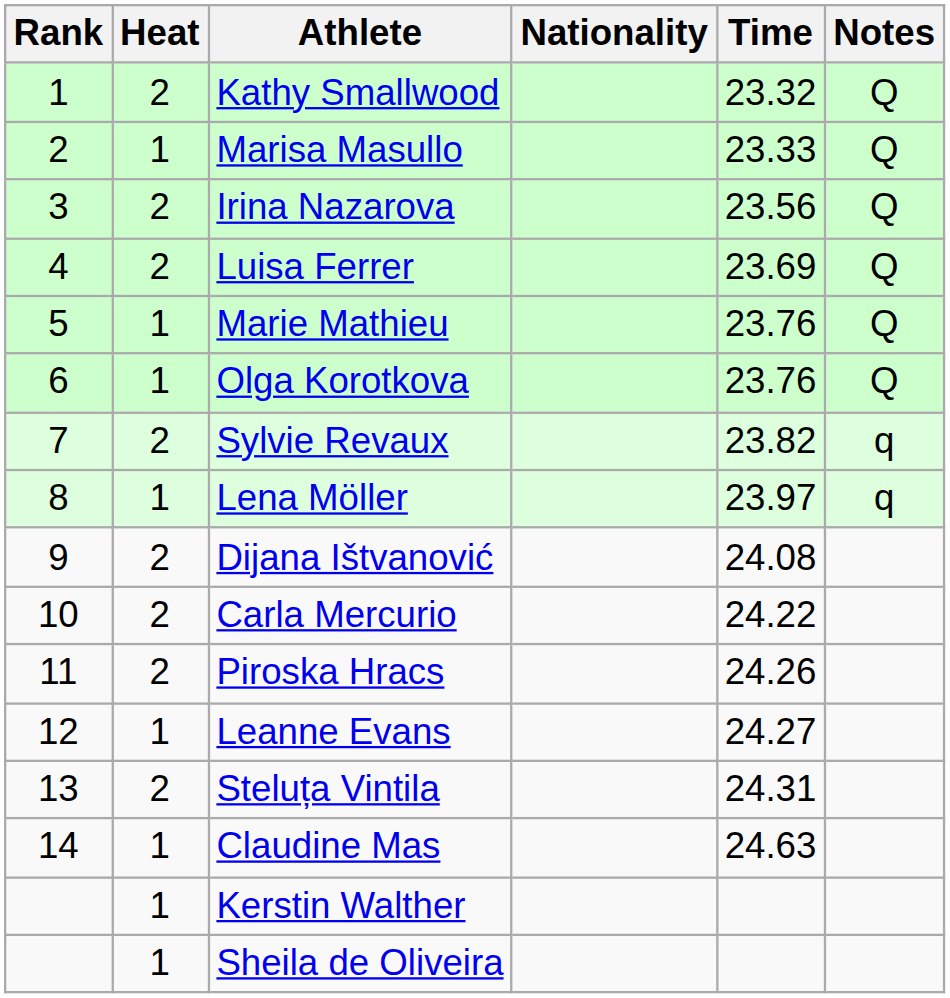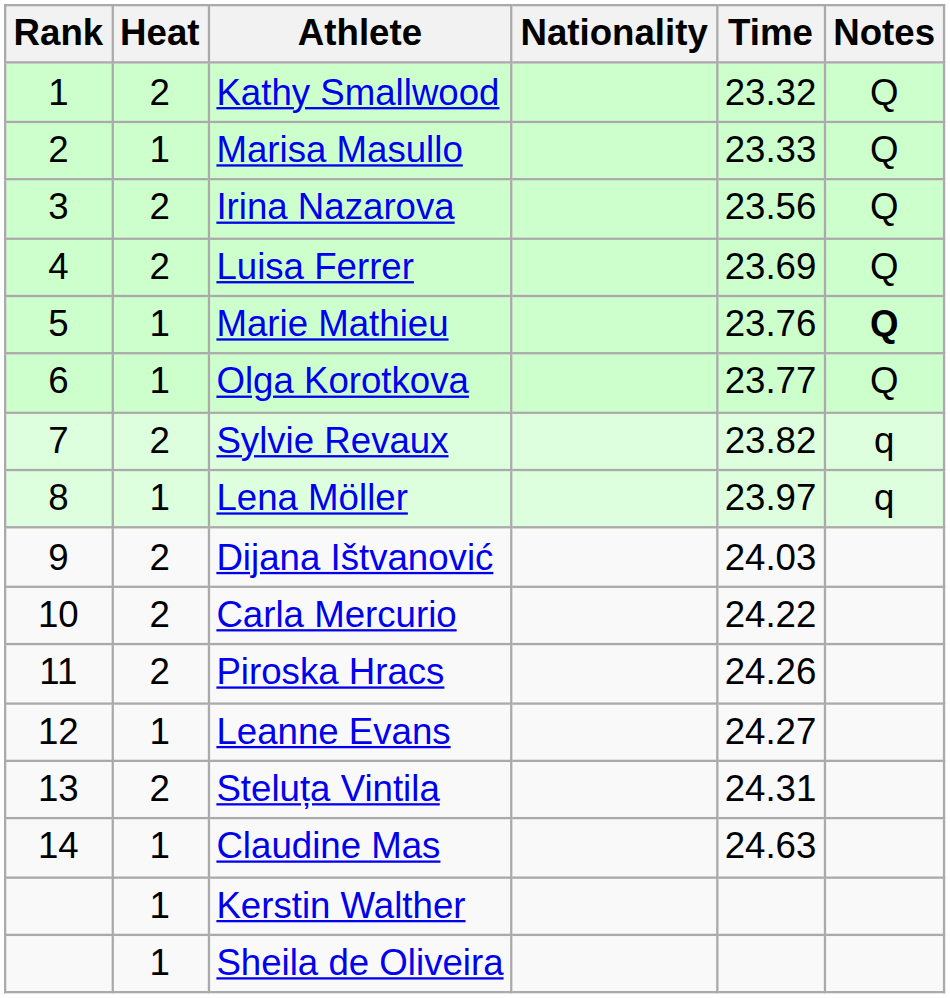(884, 324) normal -> (884, 324) bold
(771, 382) 23.76 -> (771, 382) 23.77
(771, 556) 24.08 -> (771, 556) 24.03
